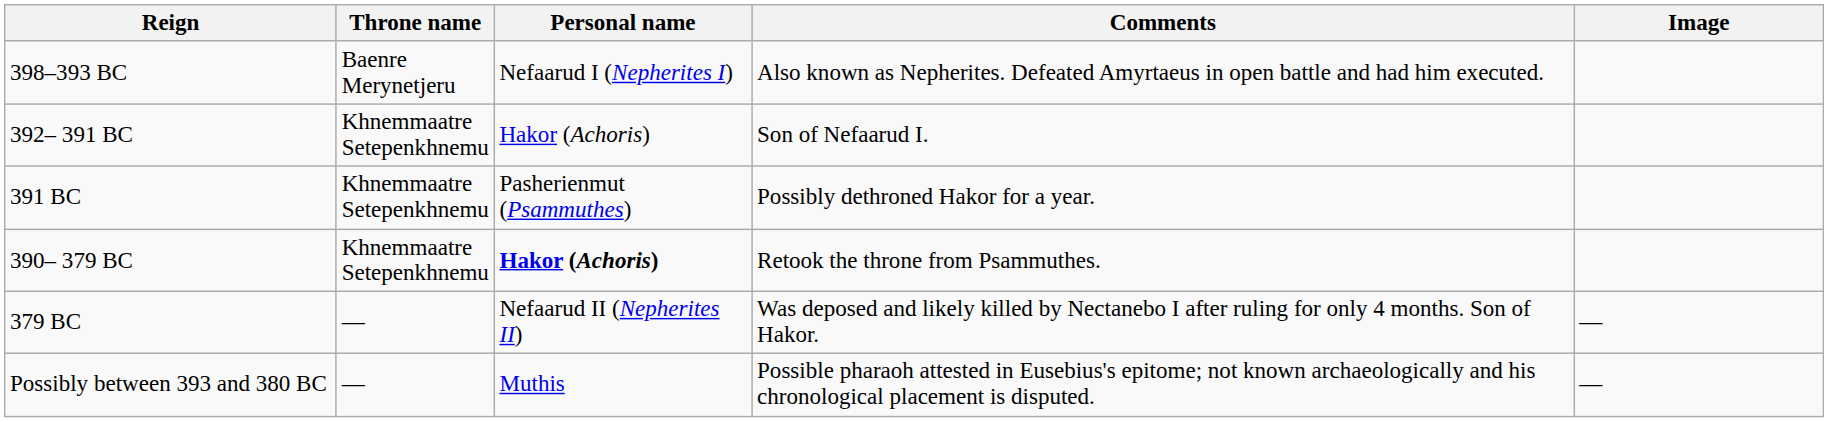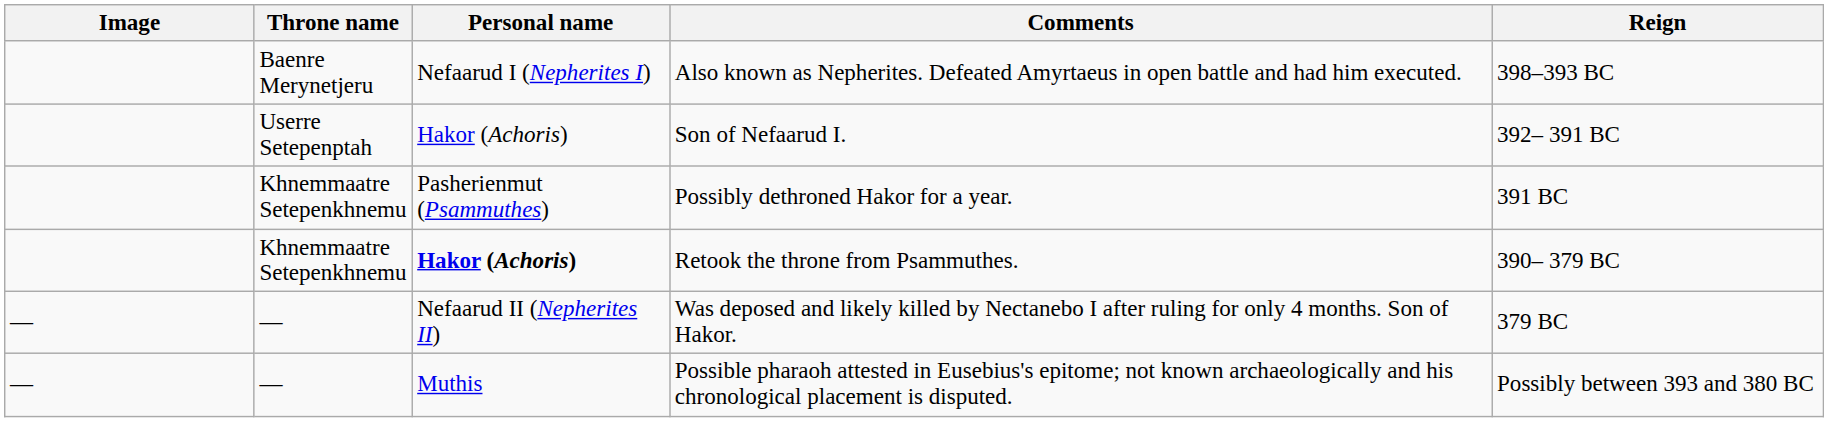columns swapped: (1699, 22) <-> (171, 22)
(415, 134) Khnemmaatre Setepenkhnemu -> (316, 134) Userre Setepenptah
